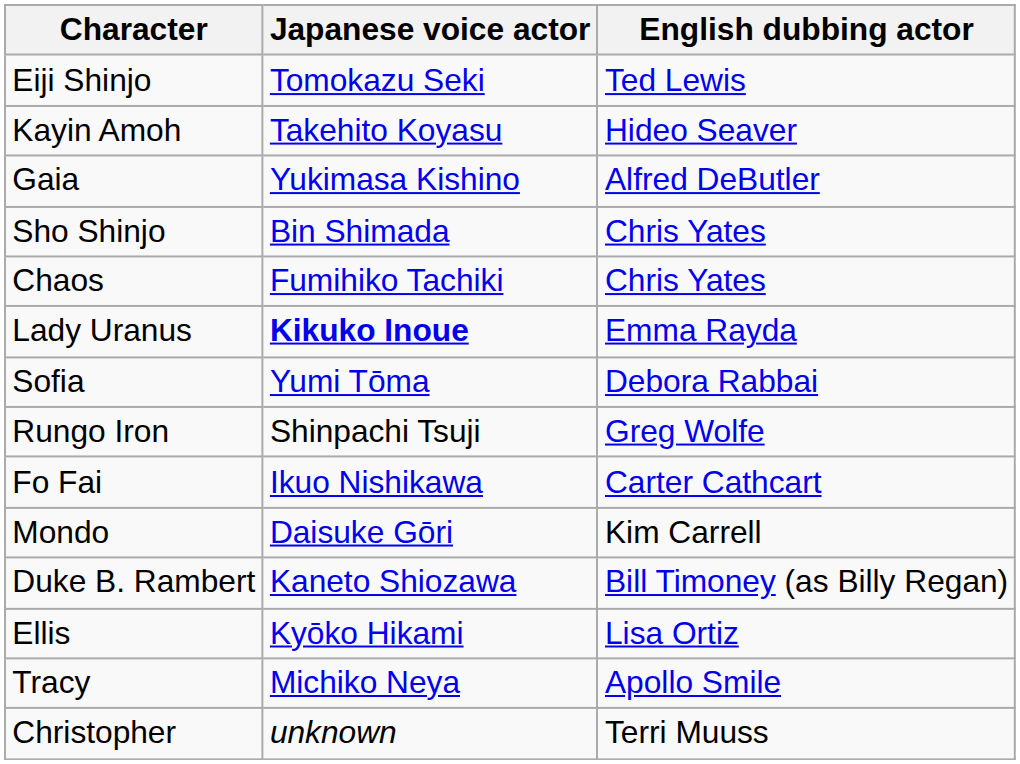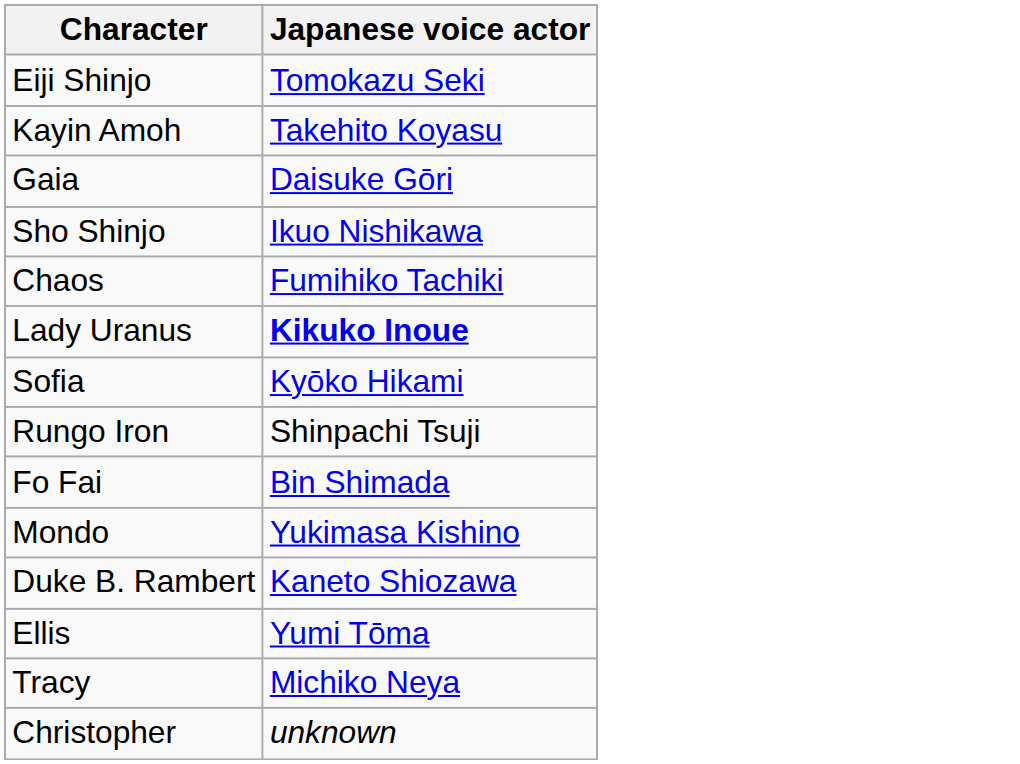- column: (807, 29)
(395, 180) Yukimasa Kishino -> (361, 180) Daisuke Gōri
(360, 230) Bin Shimada -> (376, 230) Ikuo Nishikawa
(350, 381) Yumi Tōma -> (367, 381) Kyōko Hikami
(376, 481) Ikuo Nishikawa -> (360, 481) Bin Shimada
(361, 532) Daisuke Gōri -> (395, 532) Yukimasa Kishino
(367, 632) Kyōko Hikami -> (350, 632) Yumi Tōma
